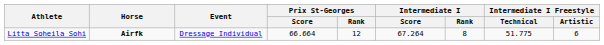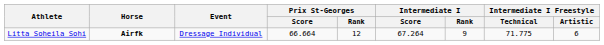(465, 34) 8 -> (465, 34) 9
(519, 34) 51.775 -> (519, 34) 71.775
